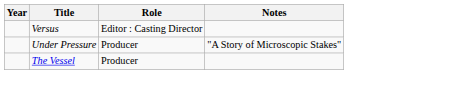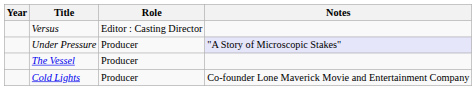(274, 45) no background -> (274, 45) lavender background
+ row: (56, 77)
